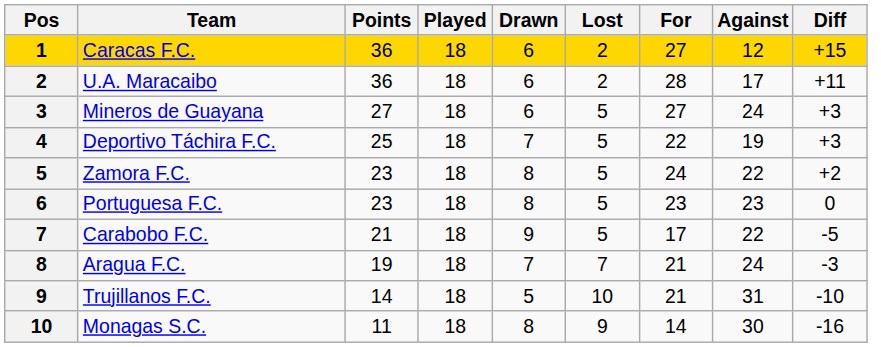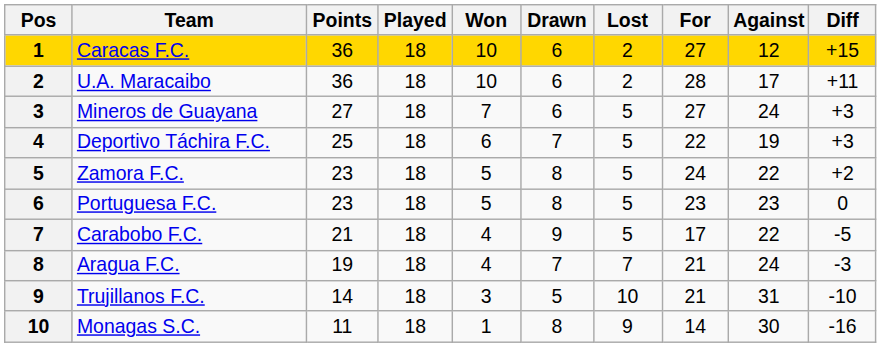+ column: (486, 20)
